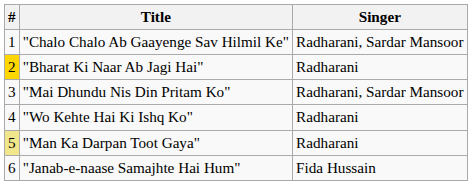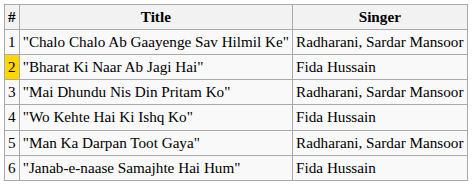(327, 67) Radharani -> (336, 67) Fida Hussain
(327, 117) Radharani -> (336, 117) Fida Hussain
(12, 142) khaki background -> (12, 142) no background
(327, 142) Radharani -> (380, 142) Radharani, Sardar Mansoor
